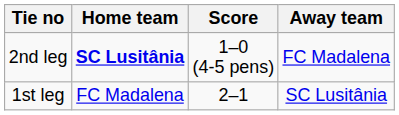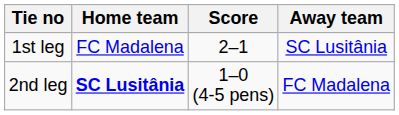rows swapped: (38, 95) <-> (38, 57)
